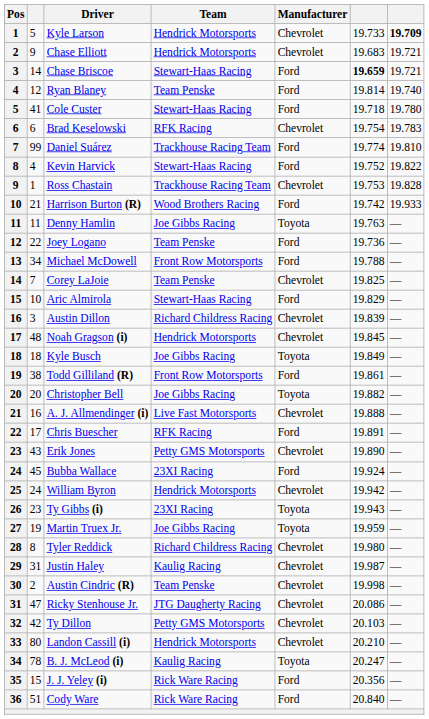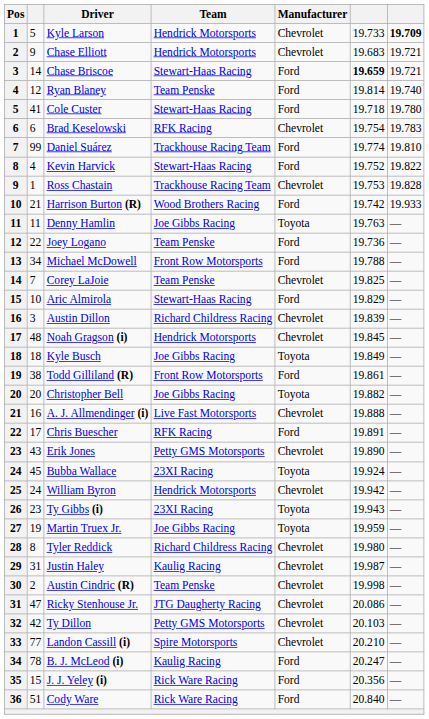(289, 471) Ford -> (294, 471) Toyota
(36, 642) 80 -> (36, 642) 77
(205, 642) Hendrick Motorsports -> (196, 642) Spire Motorsports
(294, 661) Toyota -> (289, 661) Ford
